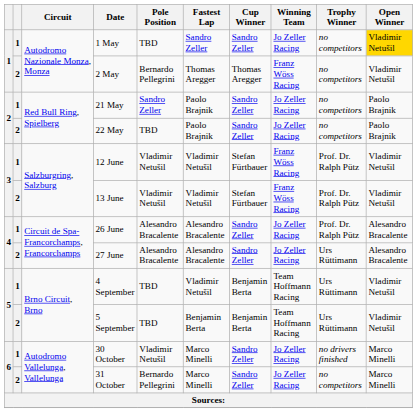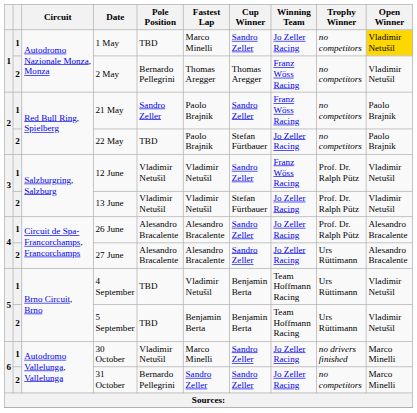(198, 42) Sandro Zeller -> (199, 42) Marco Minelli
(290, 104) Jo Zeller Racing -> (286, 110) Franz Wöss Racing
(245, 130) Sandro Zeller -> (249, 141) Stefan Fürtbauer
(249, 161) Stefan Fürtbauer -> (245, 172) Sandro Zeller
(286, 198) Franz Wöss Racing -> (290, 203) Jo Zeller Racing
(199, 379) Marco Minelli -> (198, 379) Sandro Zeller
